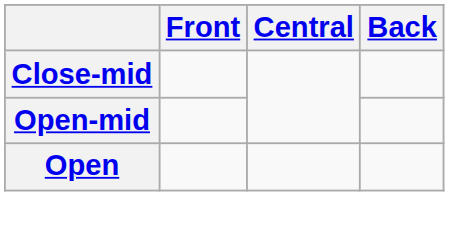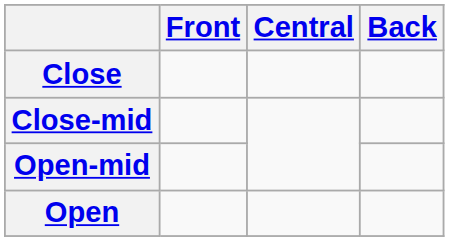+ row: (82, 73)
